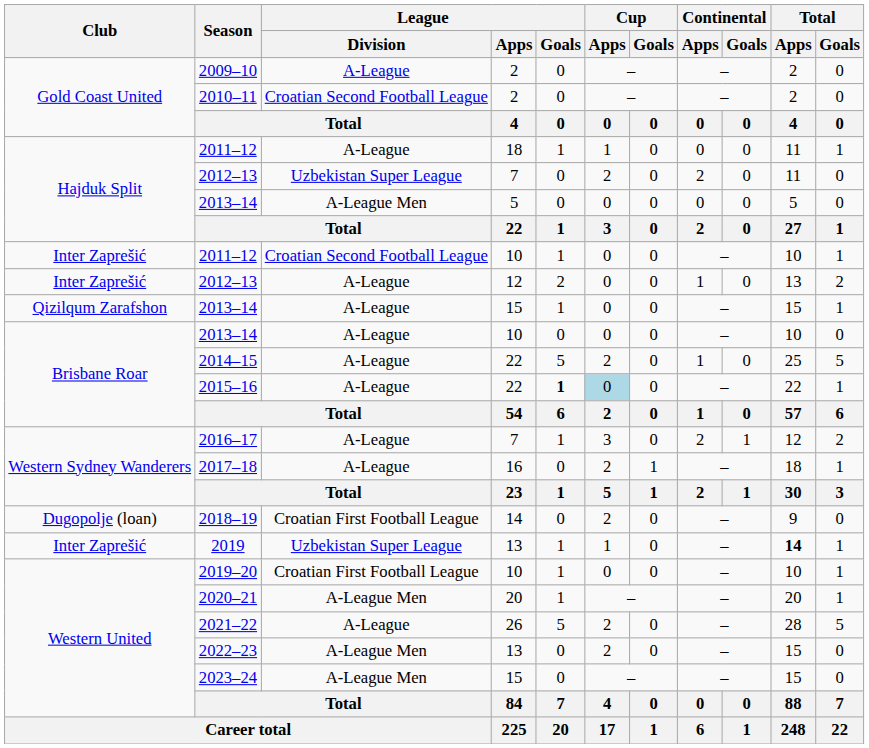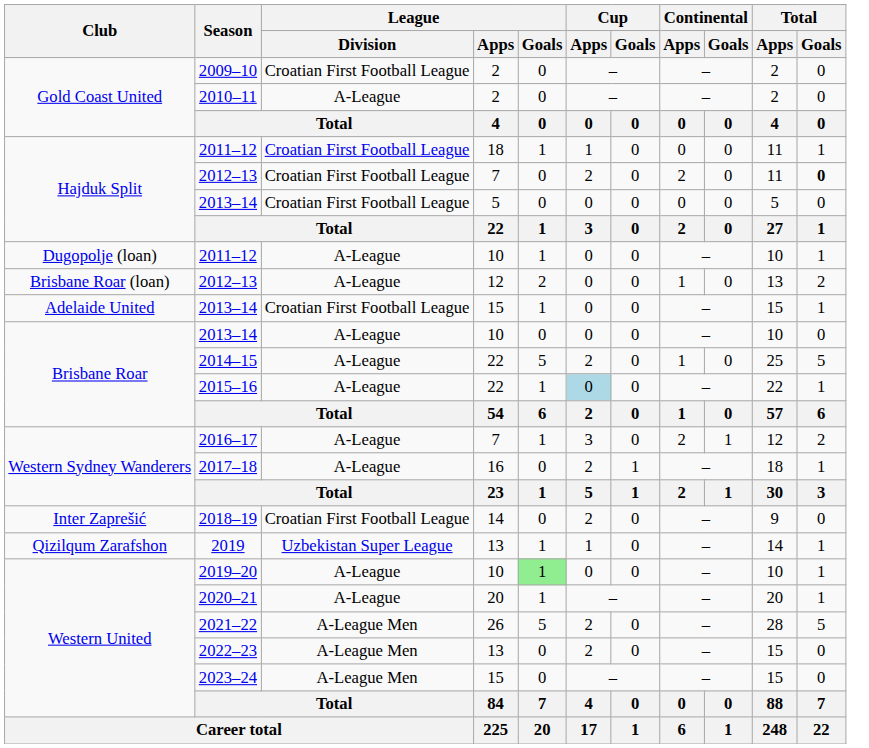(376, 70) A-League -> (367, 70) Croatian First Football League
(376, 96) Croatian Second Football League -> (367, 96) A-League
(376, 149) A-League -> (367, 149) Croatian First Football League
(376, 176) Uzbekistan Super League -> (367, 176) Croatian First Football League
(840, 176) normal -> (821, 176) bold
(376, 202) A-League Men -> (367, 202) Croatian First Football League
(100, 255) Inter Zaprešić -> (100, 255) Dugopolje (loan)
(376, 255) Croatian Second Football League -> (367, 255) A-League
(100, 281) Inter Zaprešić -> (100, 281) Brisbane Roar (loan)
(100, 307) Qizilqum Zarafshon -> (100, 307) Adelaide United
(376, 307) A-League -> (367, 307) Croatian First Football League
(561, 387) bold -> (542, 387) normal
(100, 519) Dugopolje (loan) -> (100, 519) Inter Zaprešić
(100, 545) Inter Zaprešić -> (100, 545) Qizilqum Zarafshon
(793, 545) bold -> (775, 545) normal
(376, 571) Croatian First Football League -> (367, 571) A-League
(561, 571) no background -> (542, 571) lightgreen background
(376, 598) A-League Men -> (367, 598) A-League
(376, 624) A-League -> (367, 624) A-League Men
